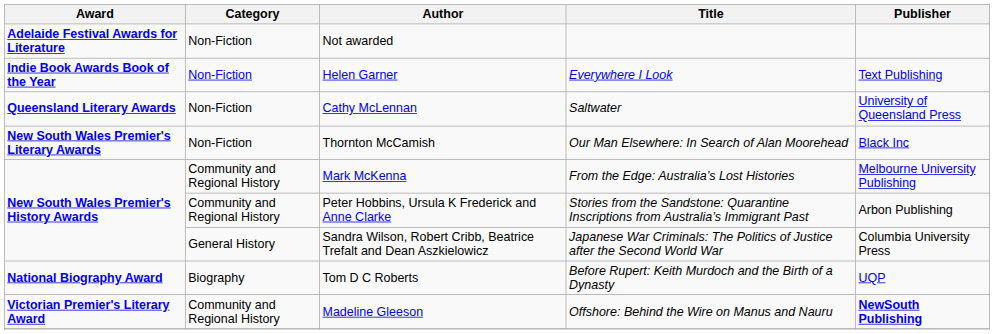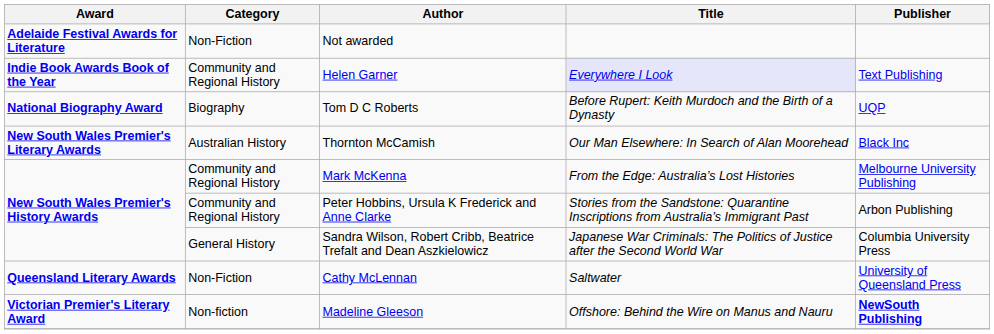(220, 75) Non-Fiction -> (234, 75) Community and Regional History
(621, 75) no background -> (621, 75) lavender background
rows swapped: (370, 278) <-> (370, 108)
(220, 142) Non-Fiction -> (237, 142) Australian History
(234, 311) Community and Regional History -> (218, 311) Non-fiction
